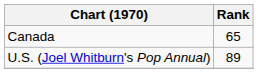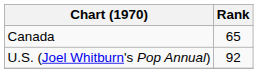(233, 57) 89 -> (233, 57) 92
